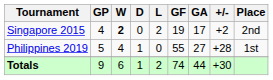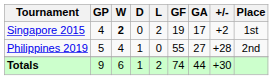(251, 30) 2nd -> (251, 30) 1st
(251, 48) 1st -> (251, 48) 2nd
